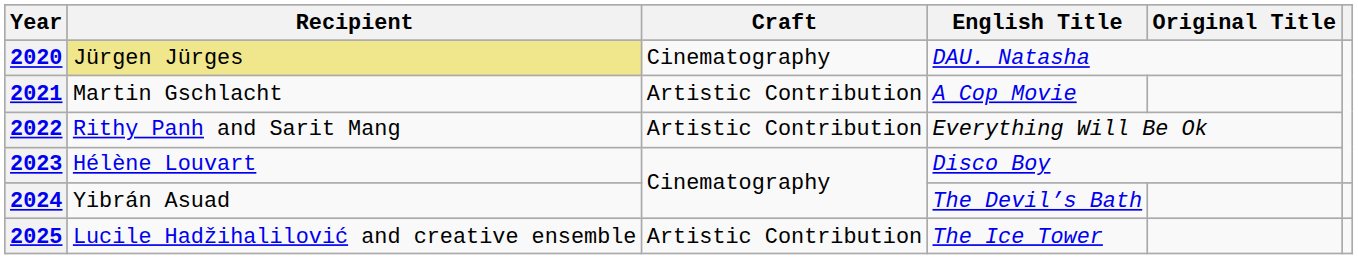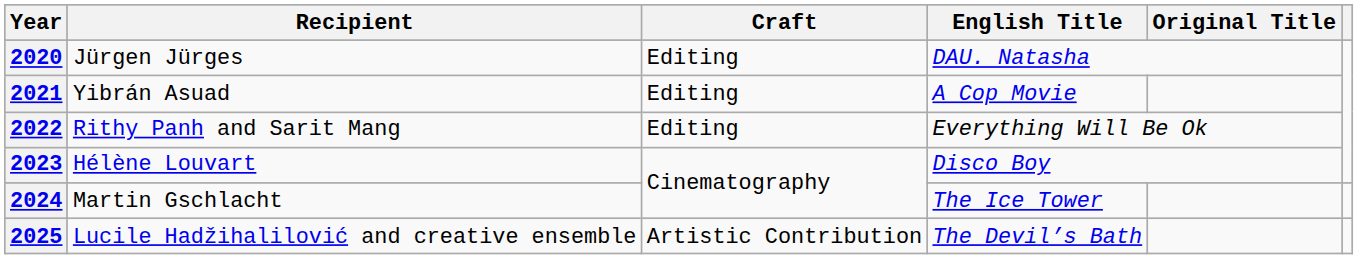(158, 58) khaki background -> (158, 58) no background
(739, 58) Cinematography -> (693, 58) Editing
(178, 94) Martin Gschlacht -> (152, 94) Yibrán Asuad
(784, 94) Artistic Contribution -> (693, 94) Editing
(784, 129) Artistic Contribution -> (693, 129) Editing
(152, 201) Yibrán Asuad -> (178, 201) Martin Gschlacht
(1037, 201) The Devil’s Bath -> (1018, 201) The Ice Tower
(1018, 236) The Ice Tower -> (1037, 236) The Devil’s Bath
